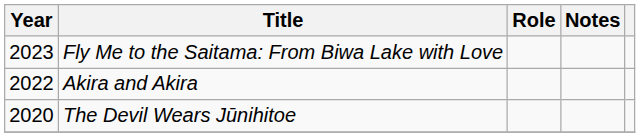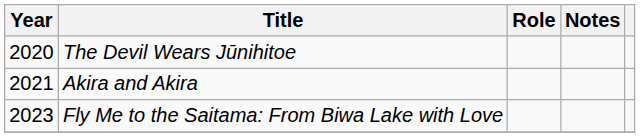rows swapped: (179, 115) <-> (283, 52)
(31, 83) 2022 -> (31, 83) 2021
